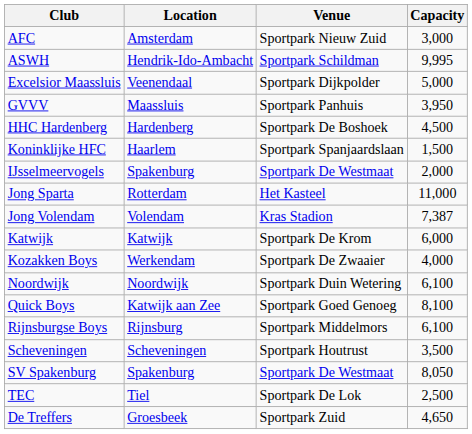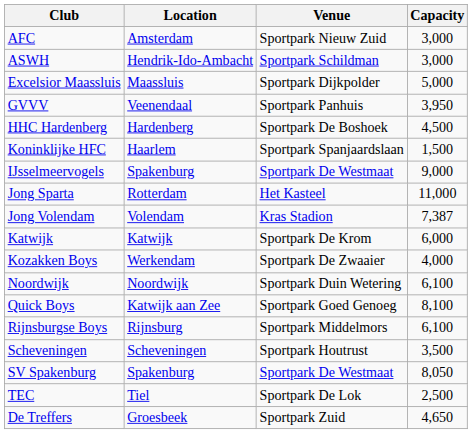(437, 60) 9,995 -> (437, 60) 3,000
(160, 82) Veenendaal -> (155, 82) Maassluis
(155, 104) Maassluis -> (160, 104) Veenendaal
(437, 171) 2,000 -> (437, 171) 9,000
